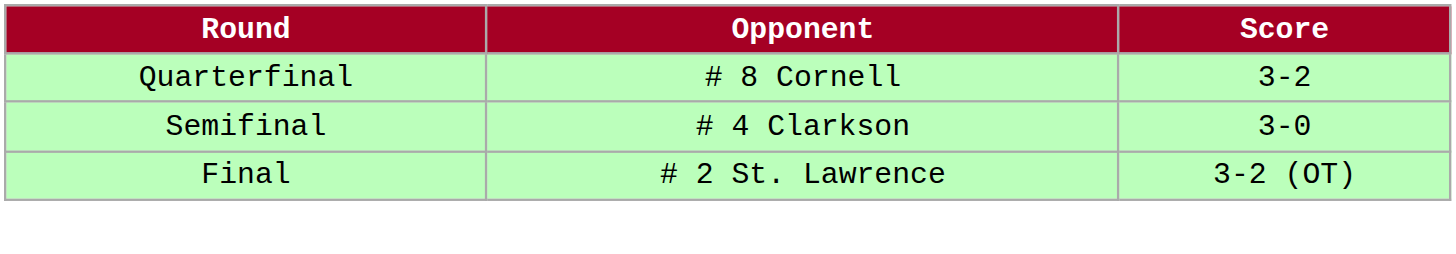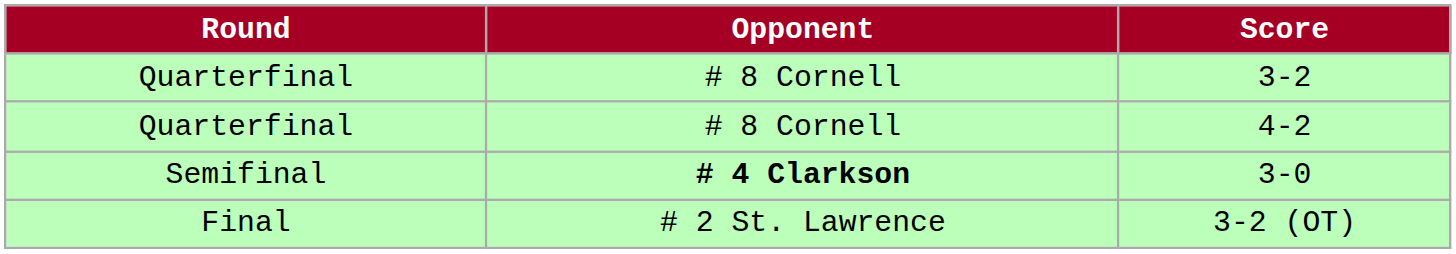+ row: (1285, 126)
(803, 126) normal -> (803, 175) bold
